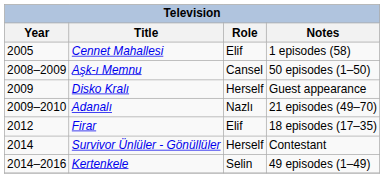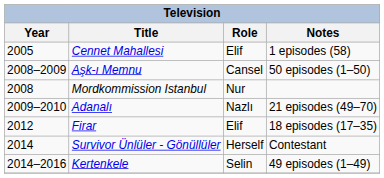+ row: (139, 88)
- row: (100, 88)
